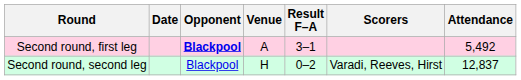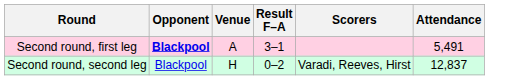- column: (165, 20)
(480, 46) 5,492 -> (449, 46) 5,491
